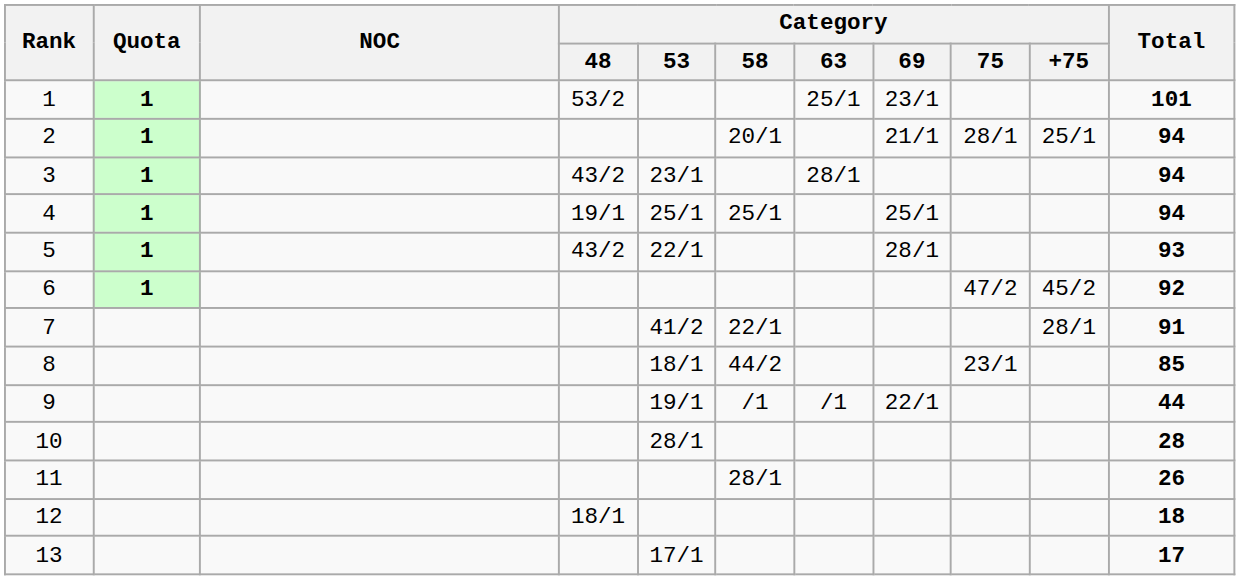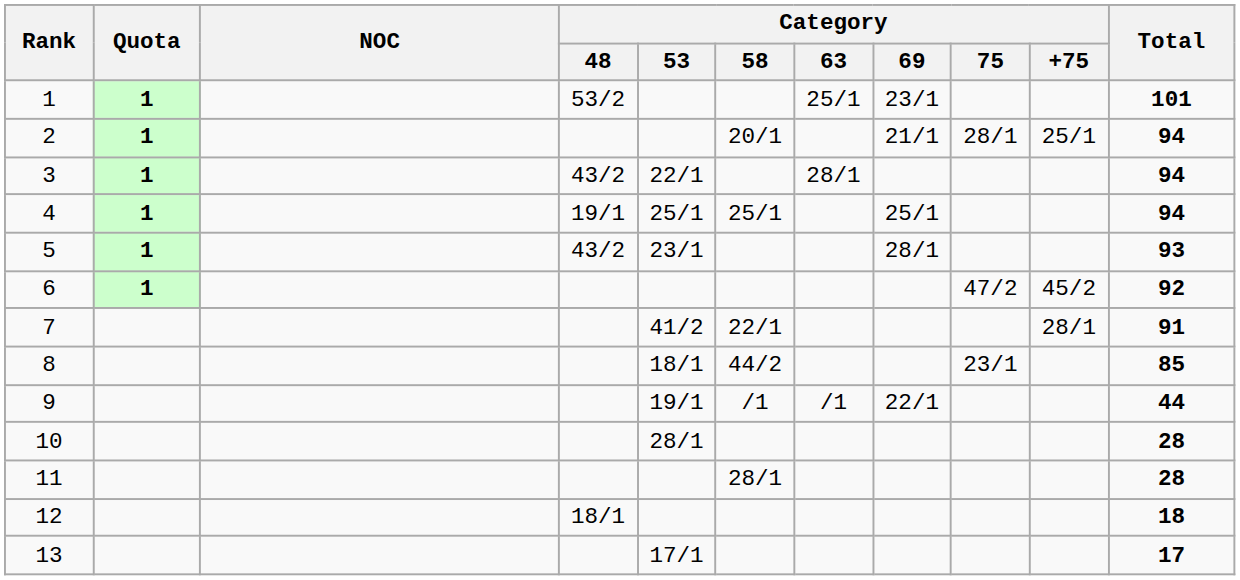(677, 175) 23/1 -> (677, 175) 22/1
(677, 251) 22/1 -> (677, 251) 23/1
(1171, 479) 26 -> (1171, 479) 28
